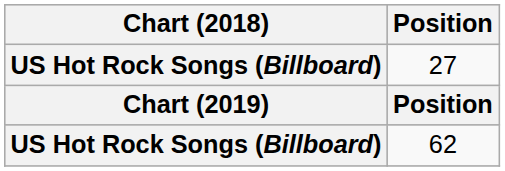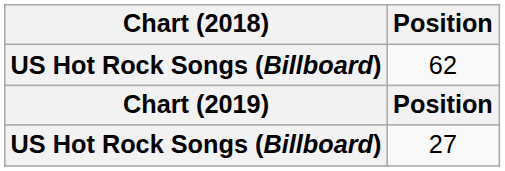rows swapped: (443, 144) <-> (443, 64)
